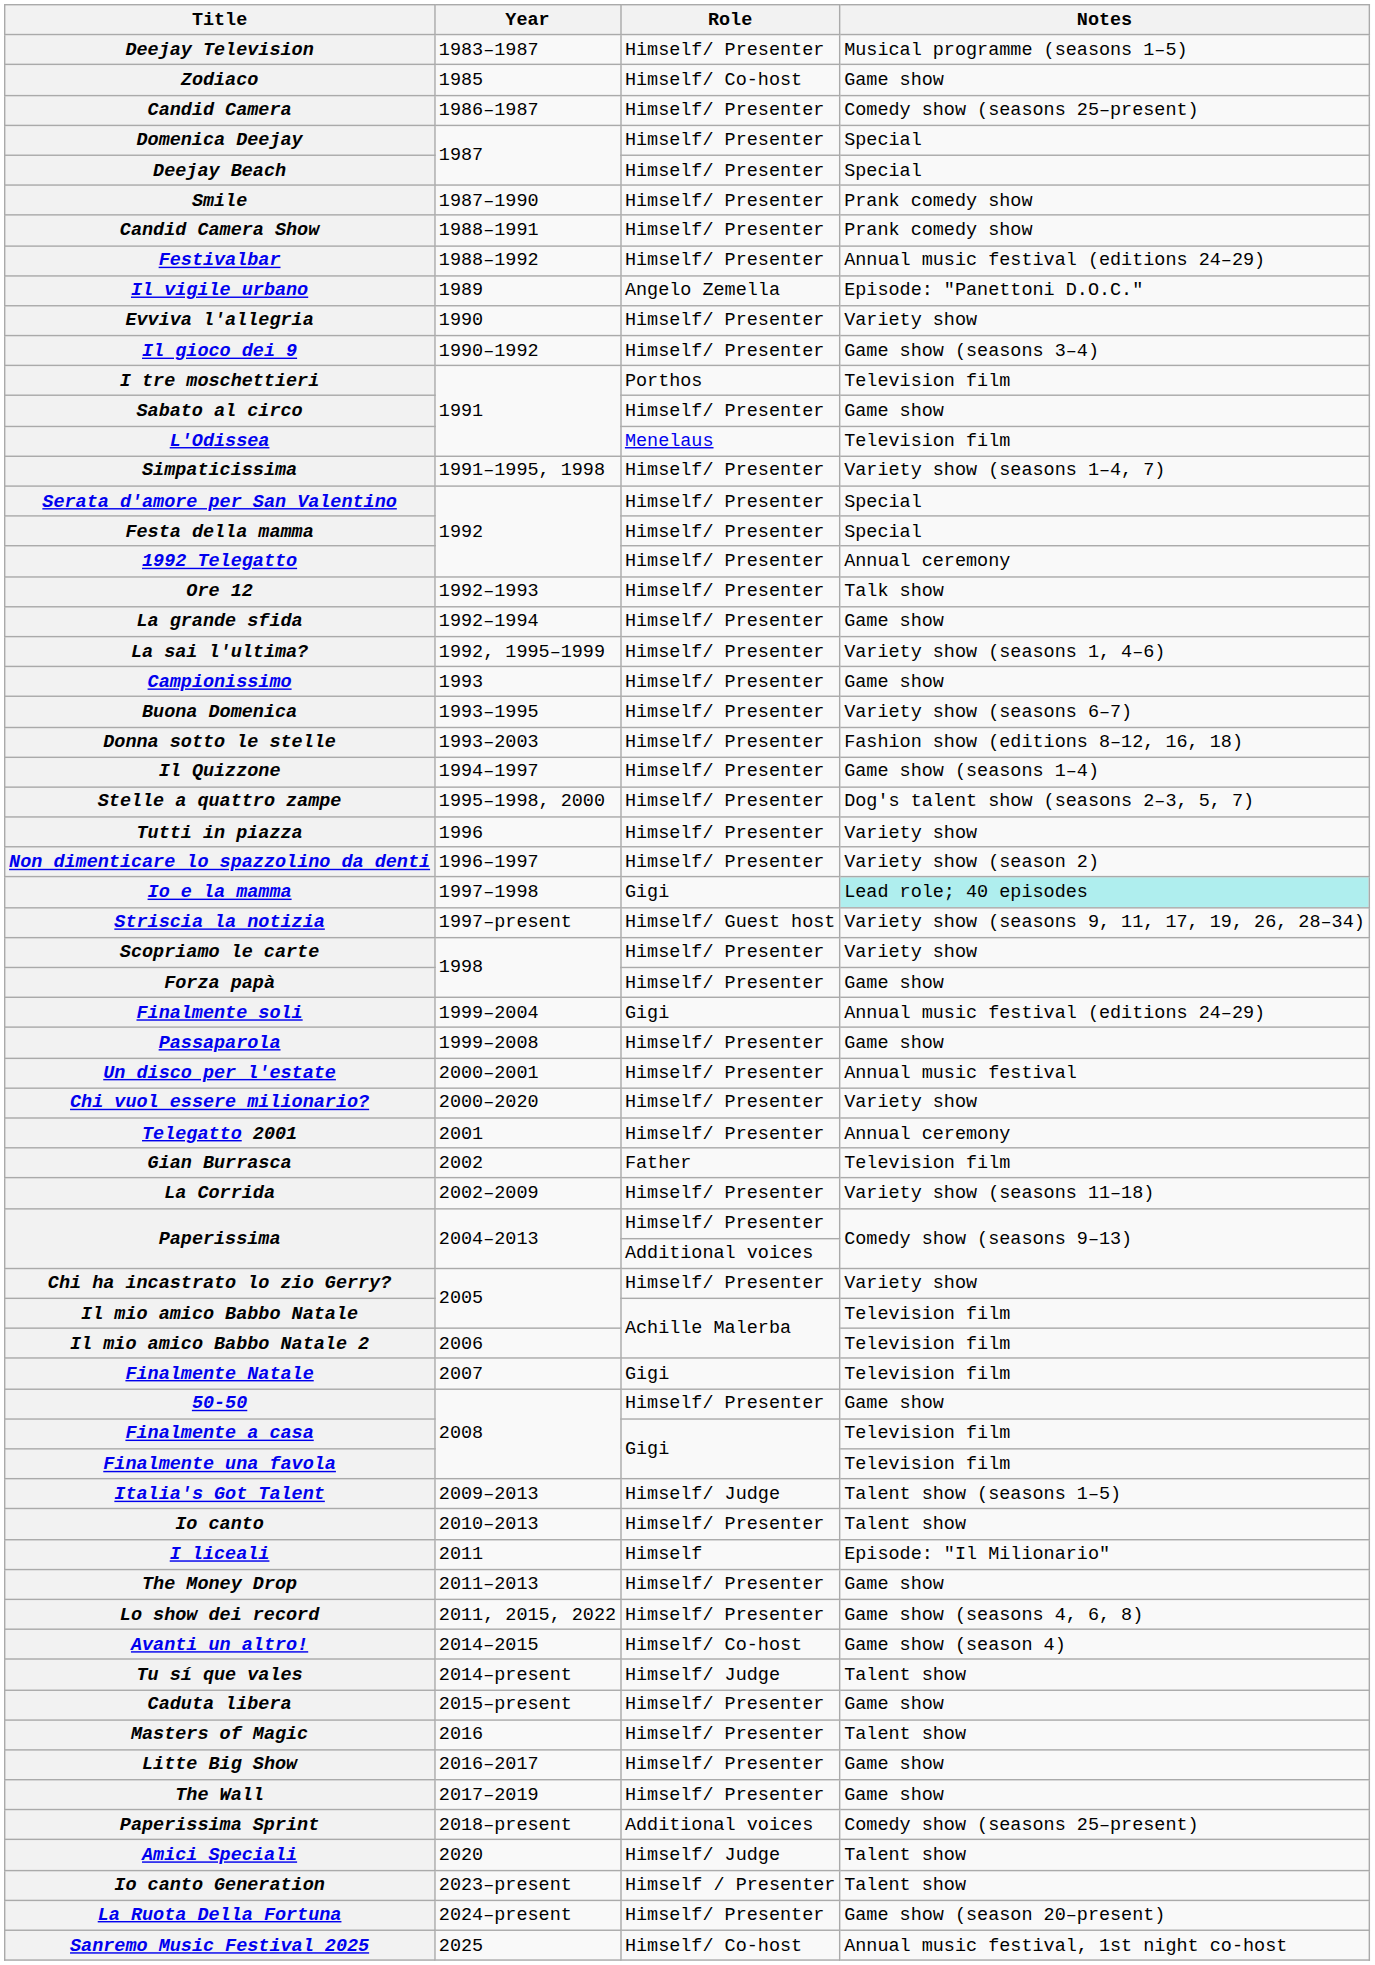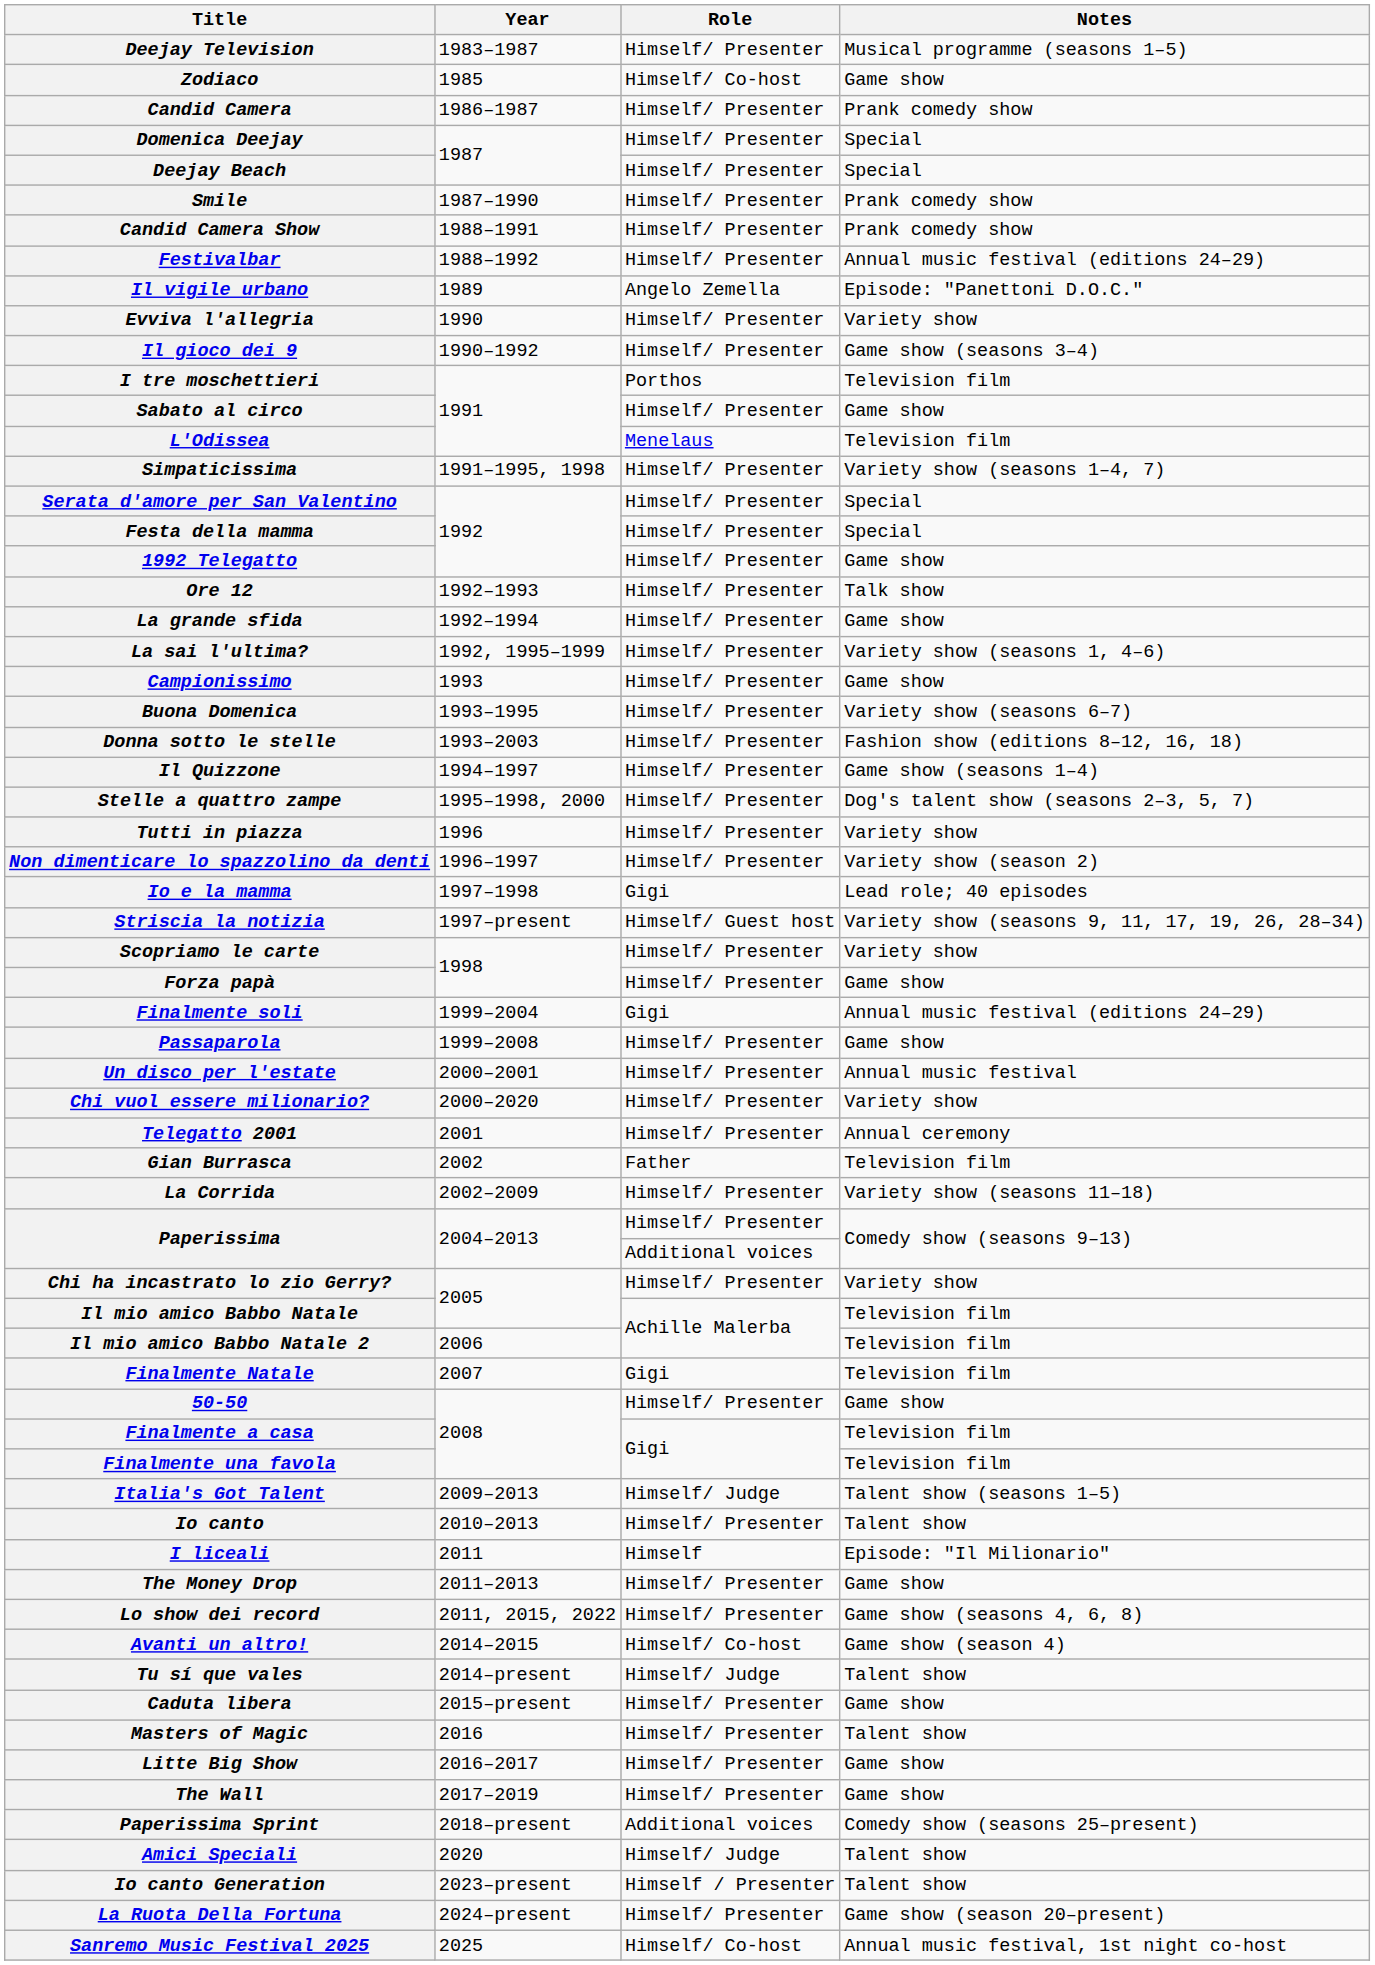(1021, 110) Comedy show (seasons 25–present) -> (938, 110) Prank comedy show
(927, 561) Annual ceremony -> (894, 561) Game show
(966, 892) paleturquoise background -> (966, 892) no background
